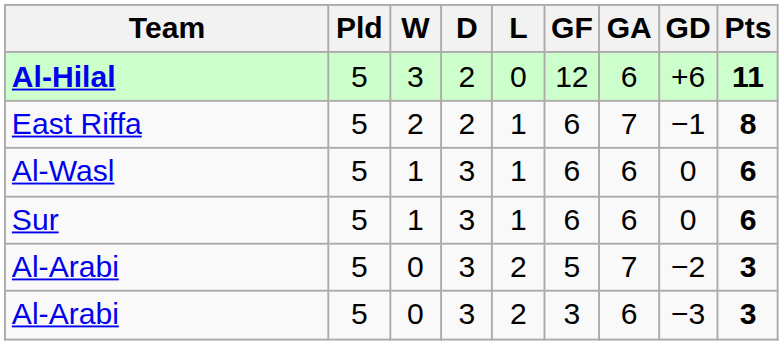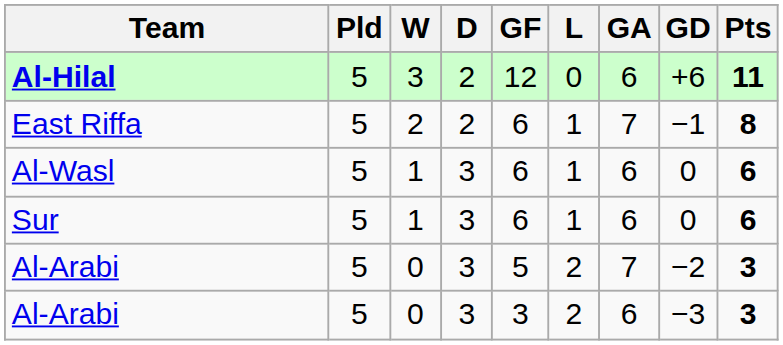columns swapped: (518, 28) <-> (572, 28)
